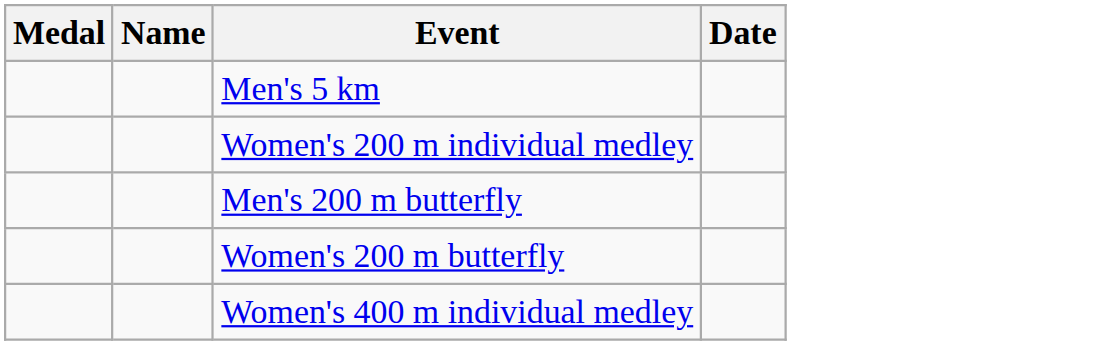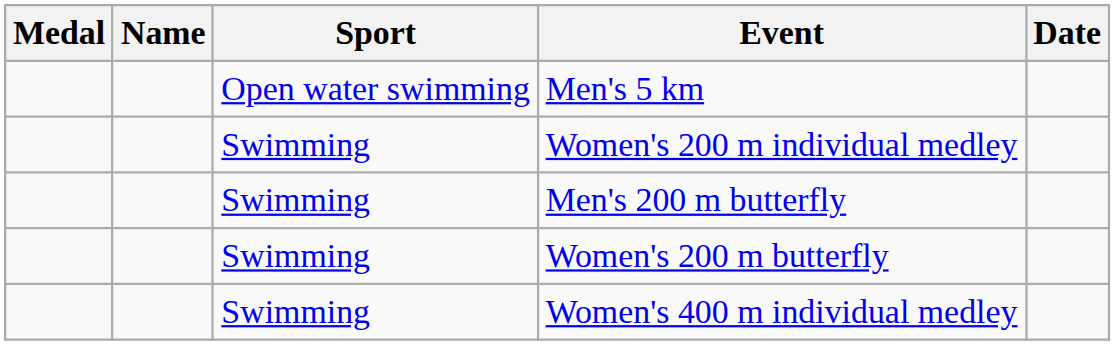+ column: (376, 32)
